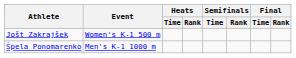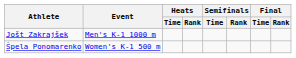(123, 34) Women's K-1 500 m -> (120, 34) Men's K-1 1000 m
(120, 47) Men's K-1 1000 m -> (123, 47) Women's K-1 500 m
